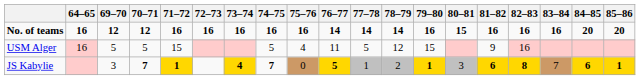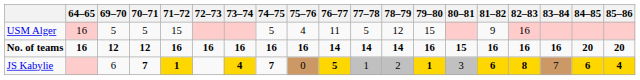rows swapped: (35, 31) <-> (32, 48)
(113, 66) 3 -> (113, 66) 6
(619, 66) 1 -> (619, 66) 4
